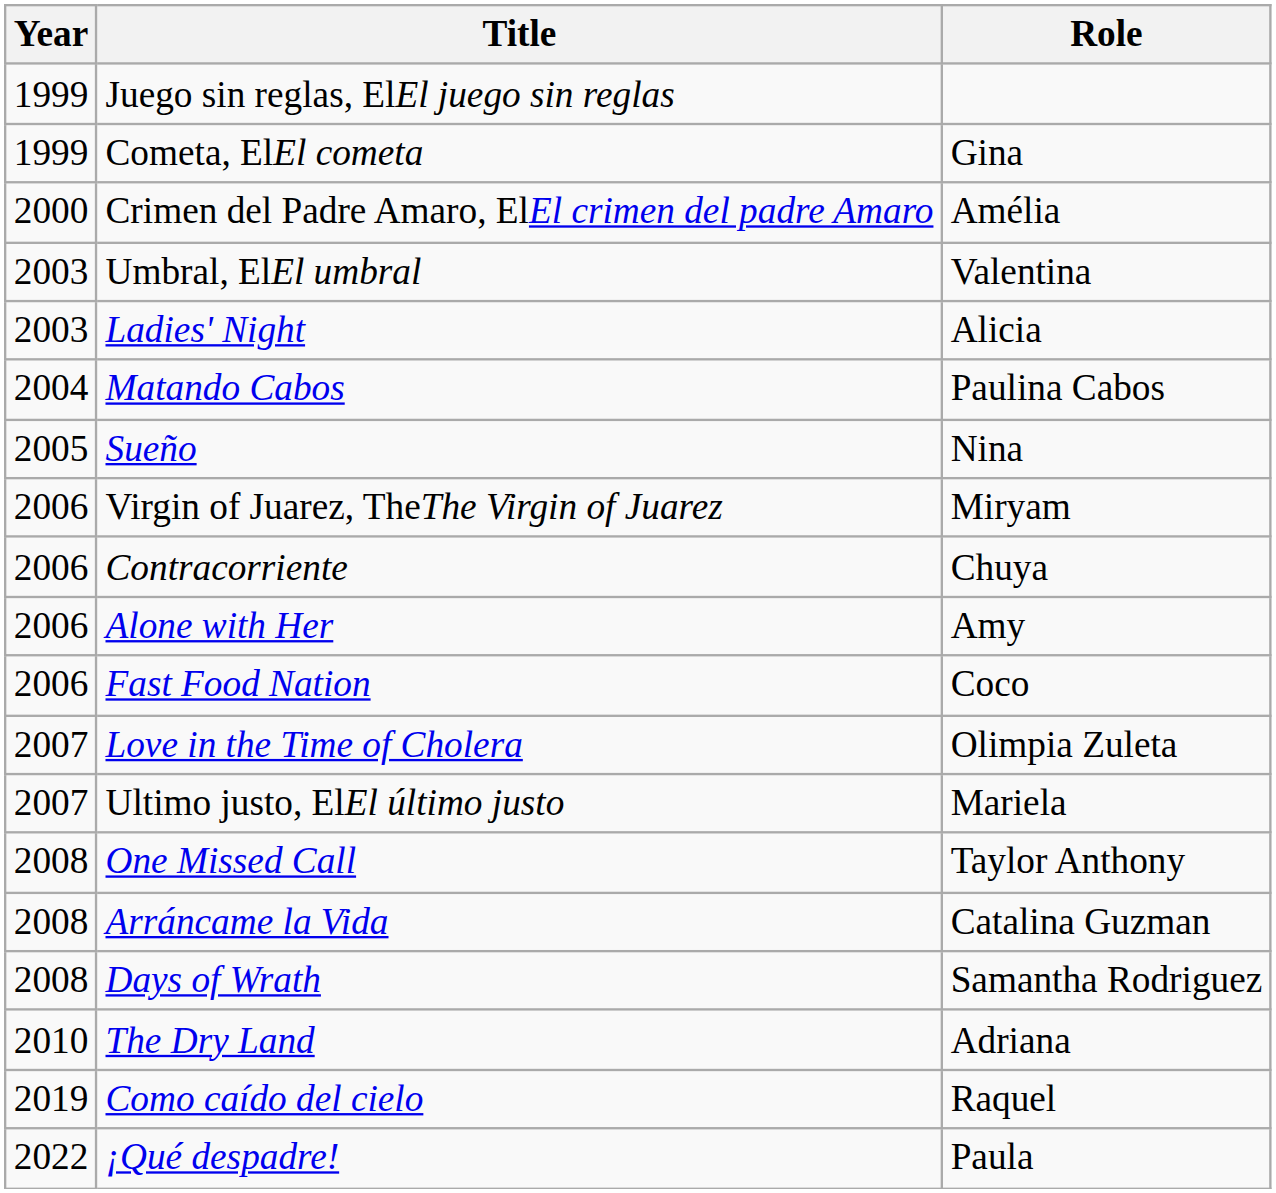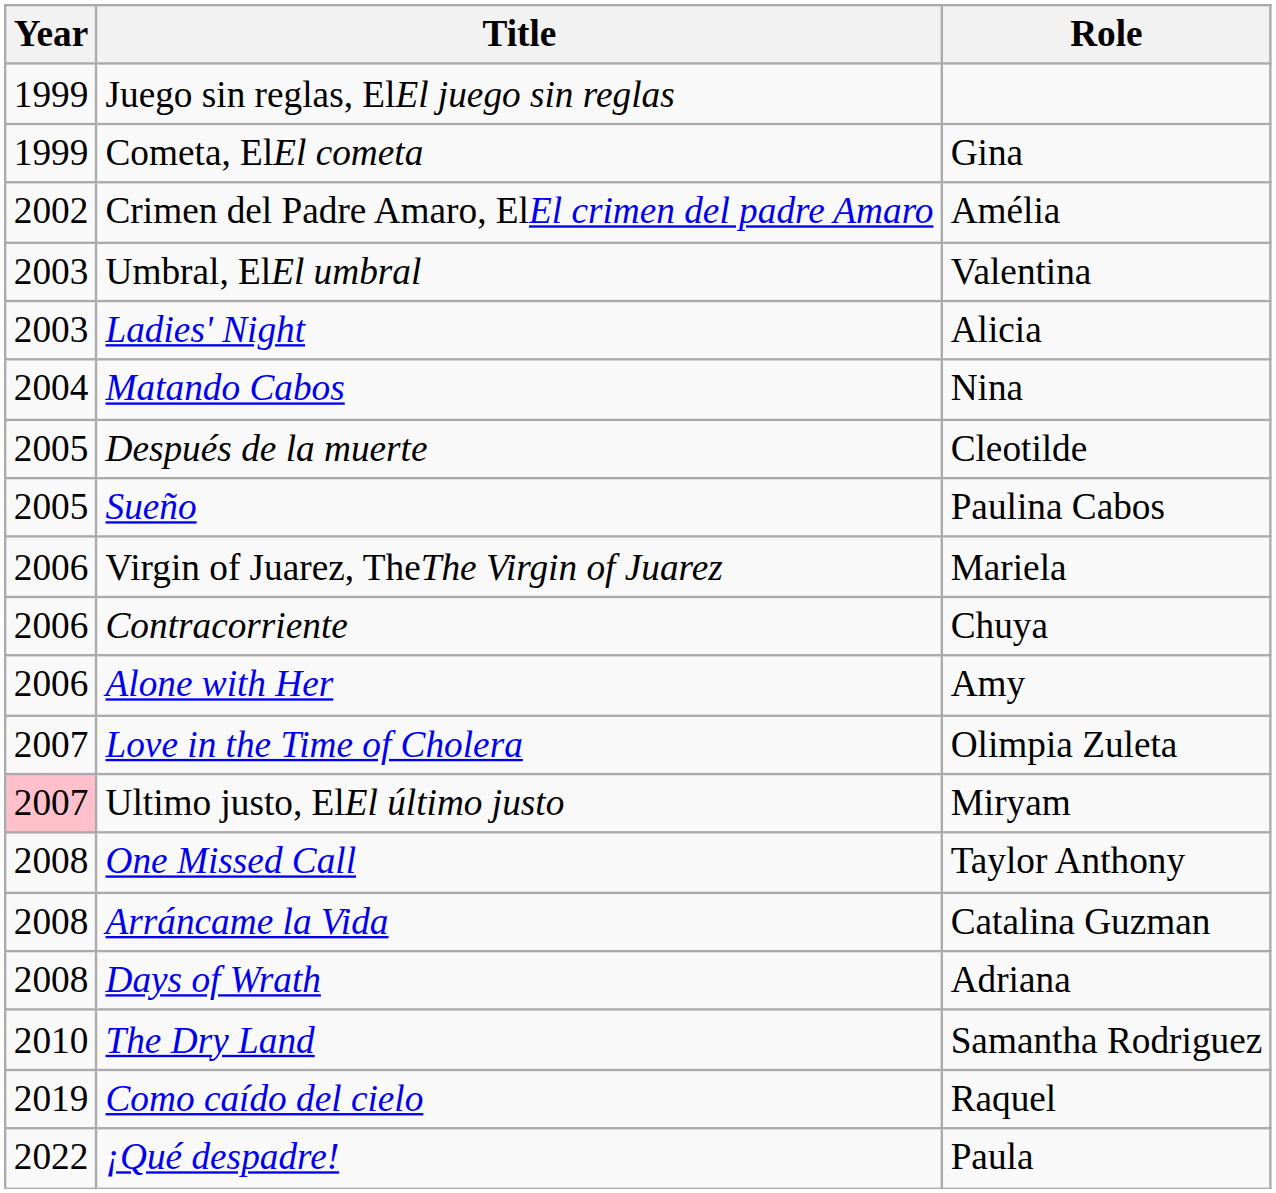(51, 211) 2000 -> (51, 211) 2002
(1058, 388) Paulina Cabos -> (987, 388) Nina
+ row: (266, 447)
(987, 447) Nina -> (1058, 507) Paulina Cabos
(1011, 507) Miryam -> (1009, 566) Mariela
- row: (238, 684)
(51, 802) no background -> (51, 802) pink background
(1009, 802) Mariela -> (1011, 802) Miryam
(1106, 980) Samantha Rodriguez -> (1011, 980) Adriana
(1011, 1039) Adriana -> (1106, 1039) Samantha Rodriguez
